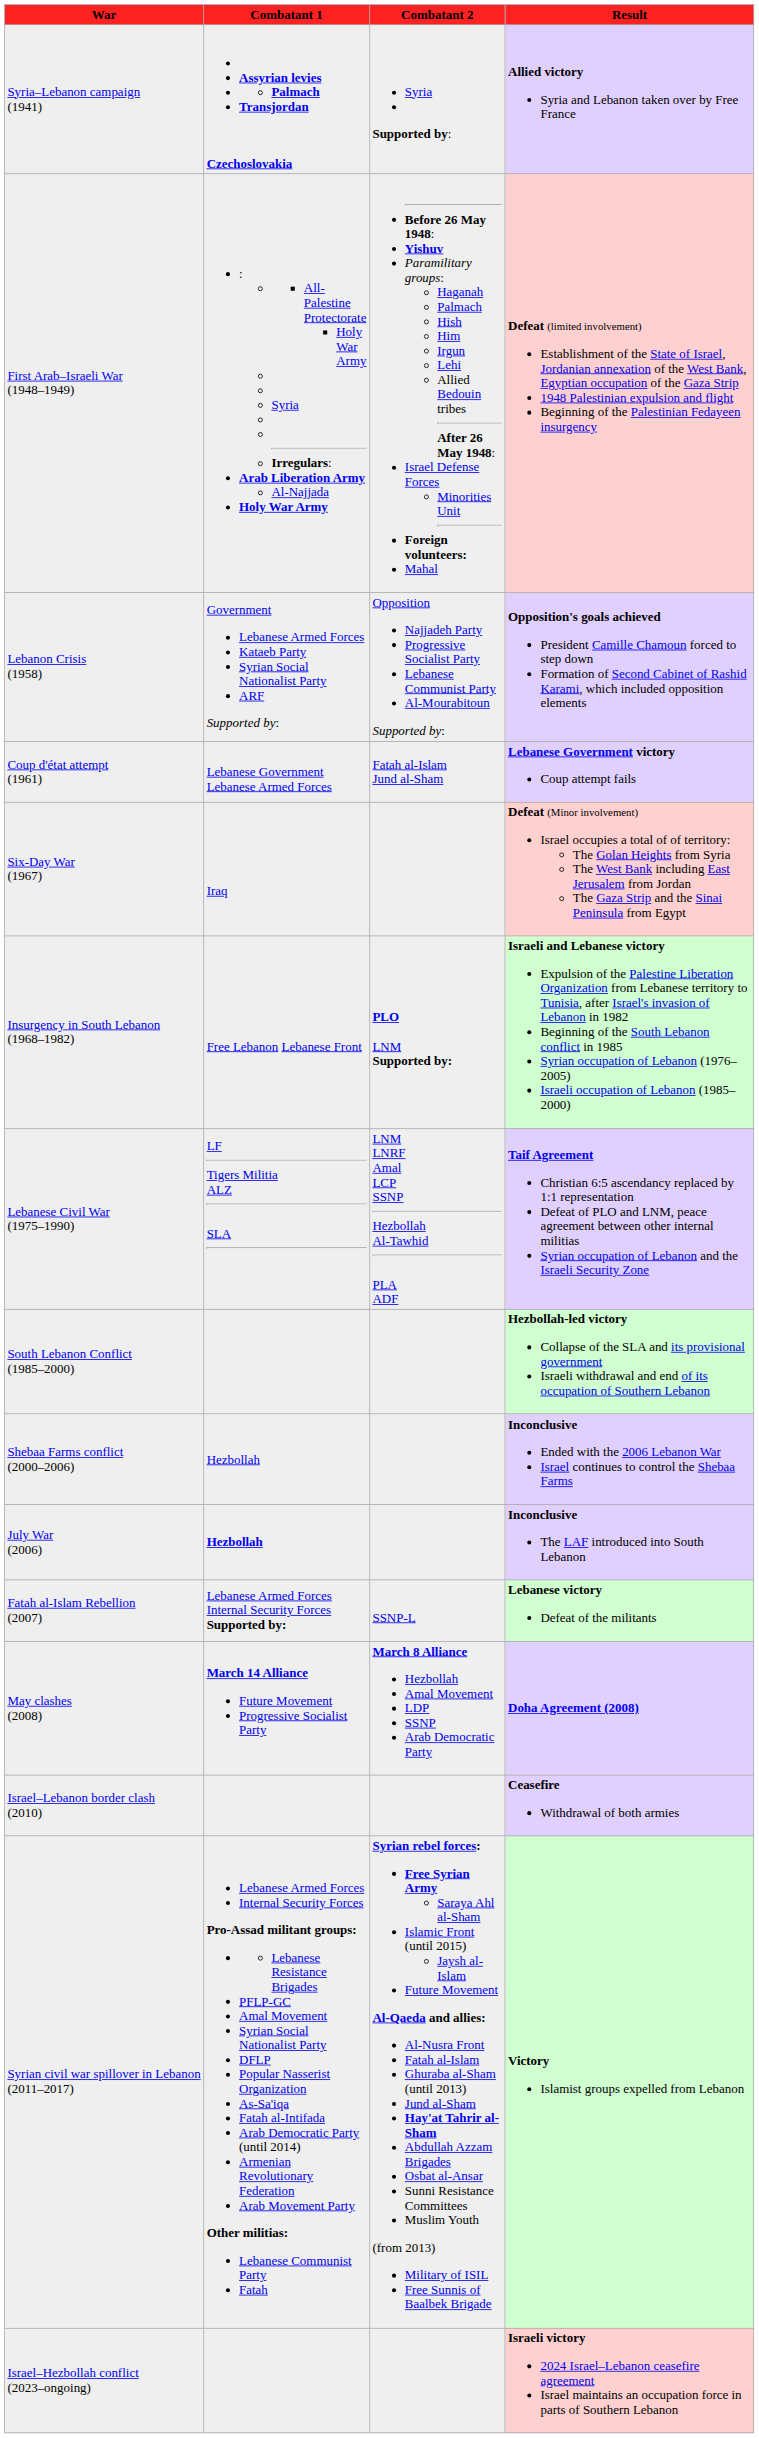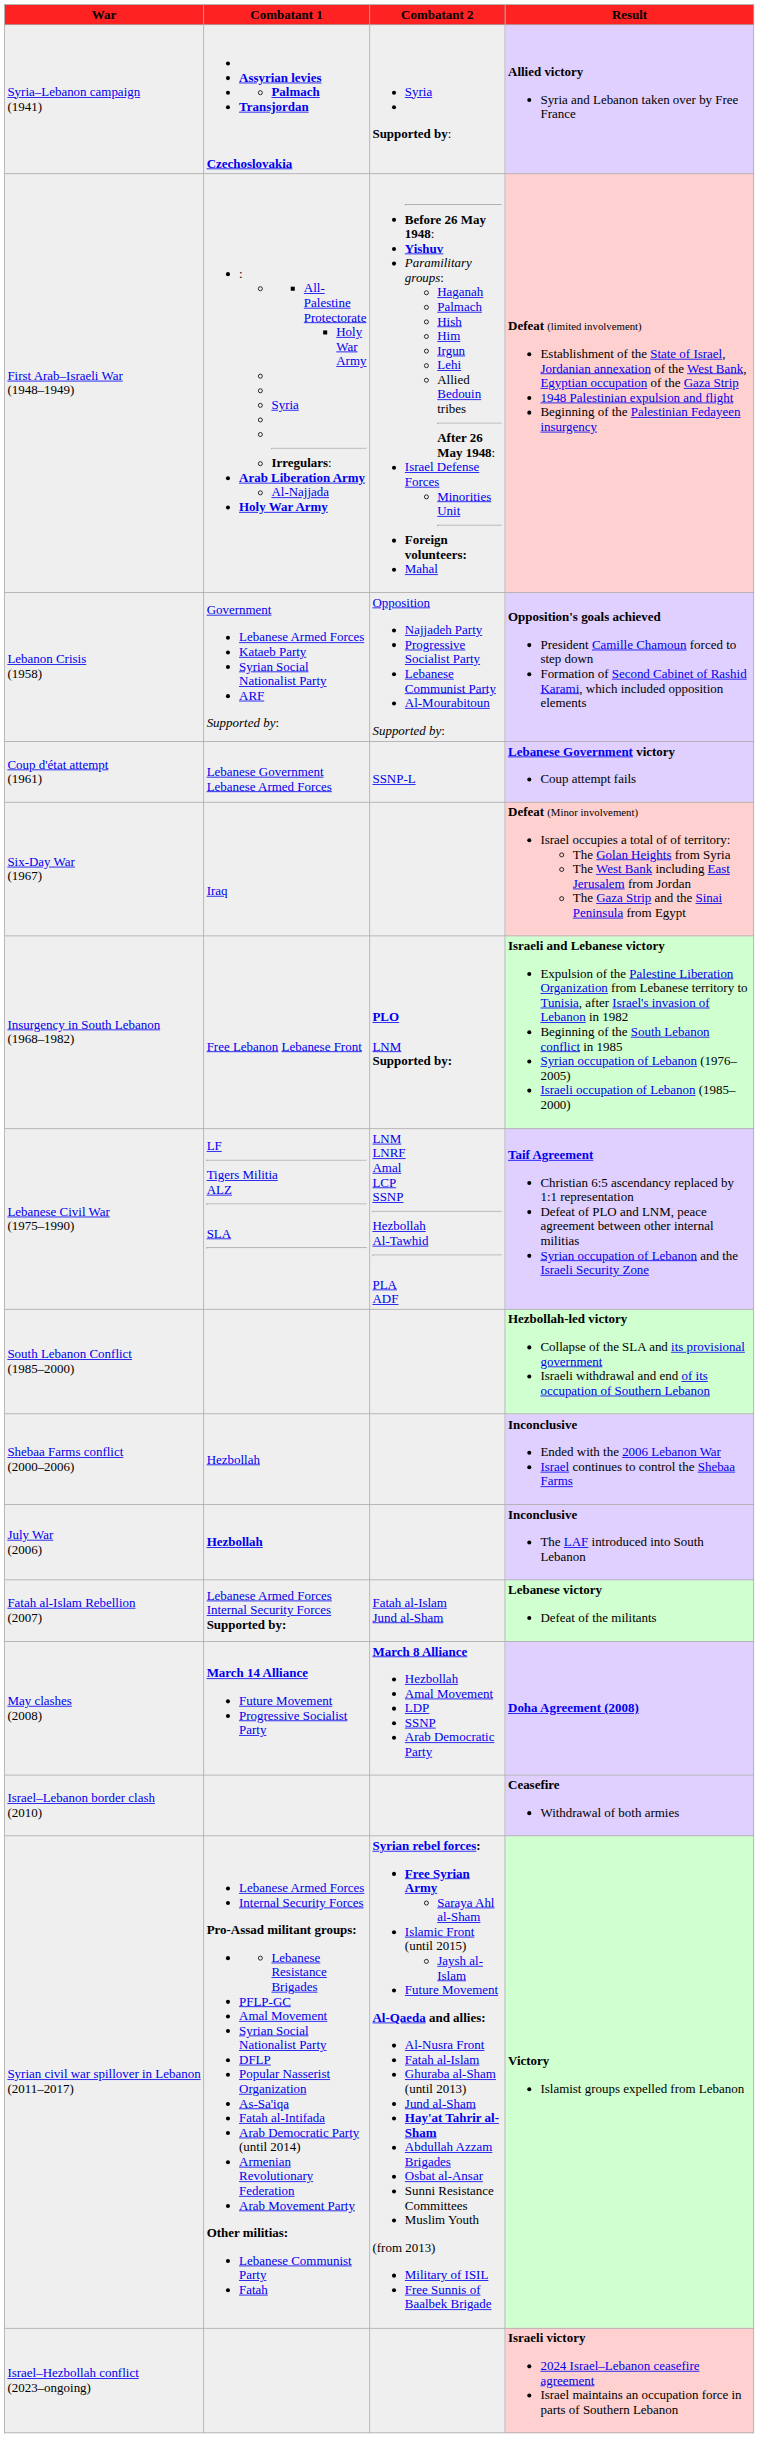(410, 771) Fatah al-Islam Jund al-Sham -> (394, 779) SSNP-L
(394, 1617) SSNP-L -> (410, 1610) Fatah al-Islam Jund al-Sham
